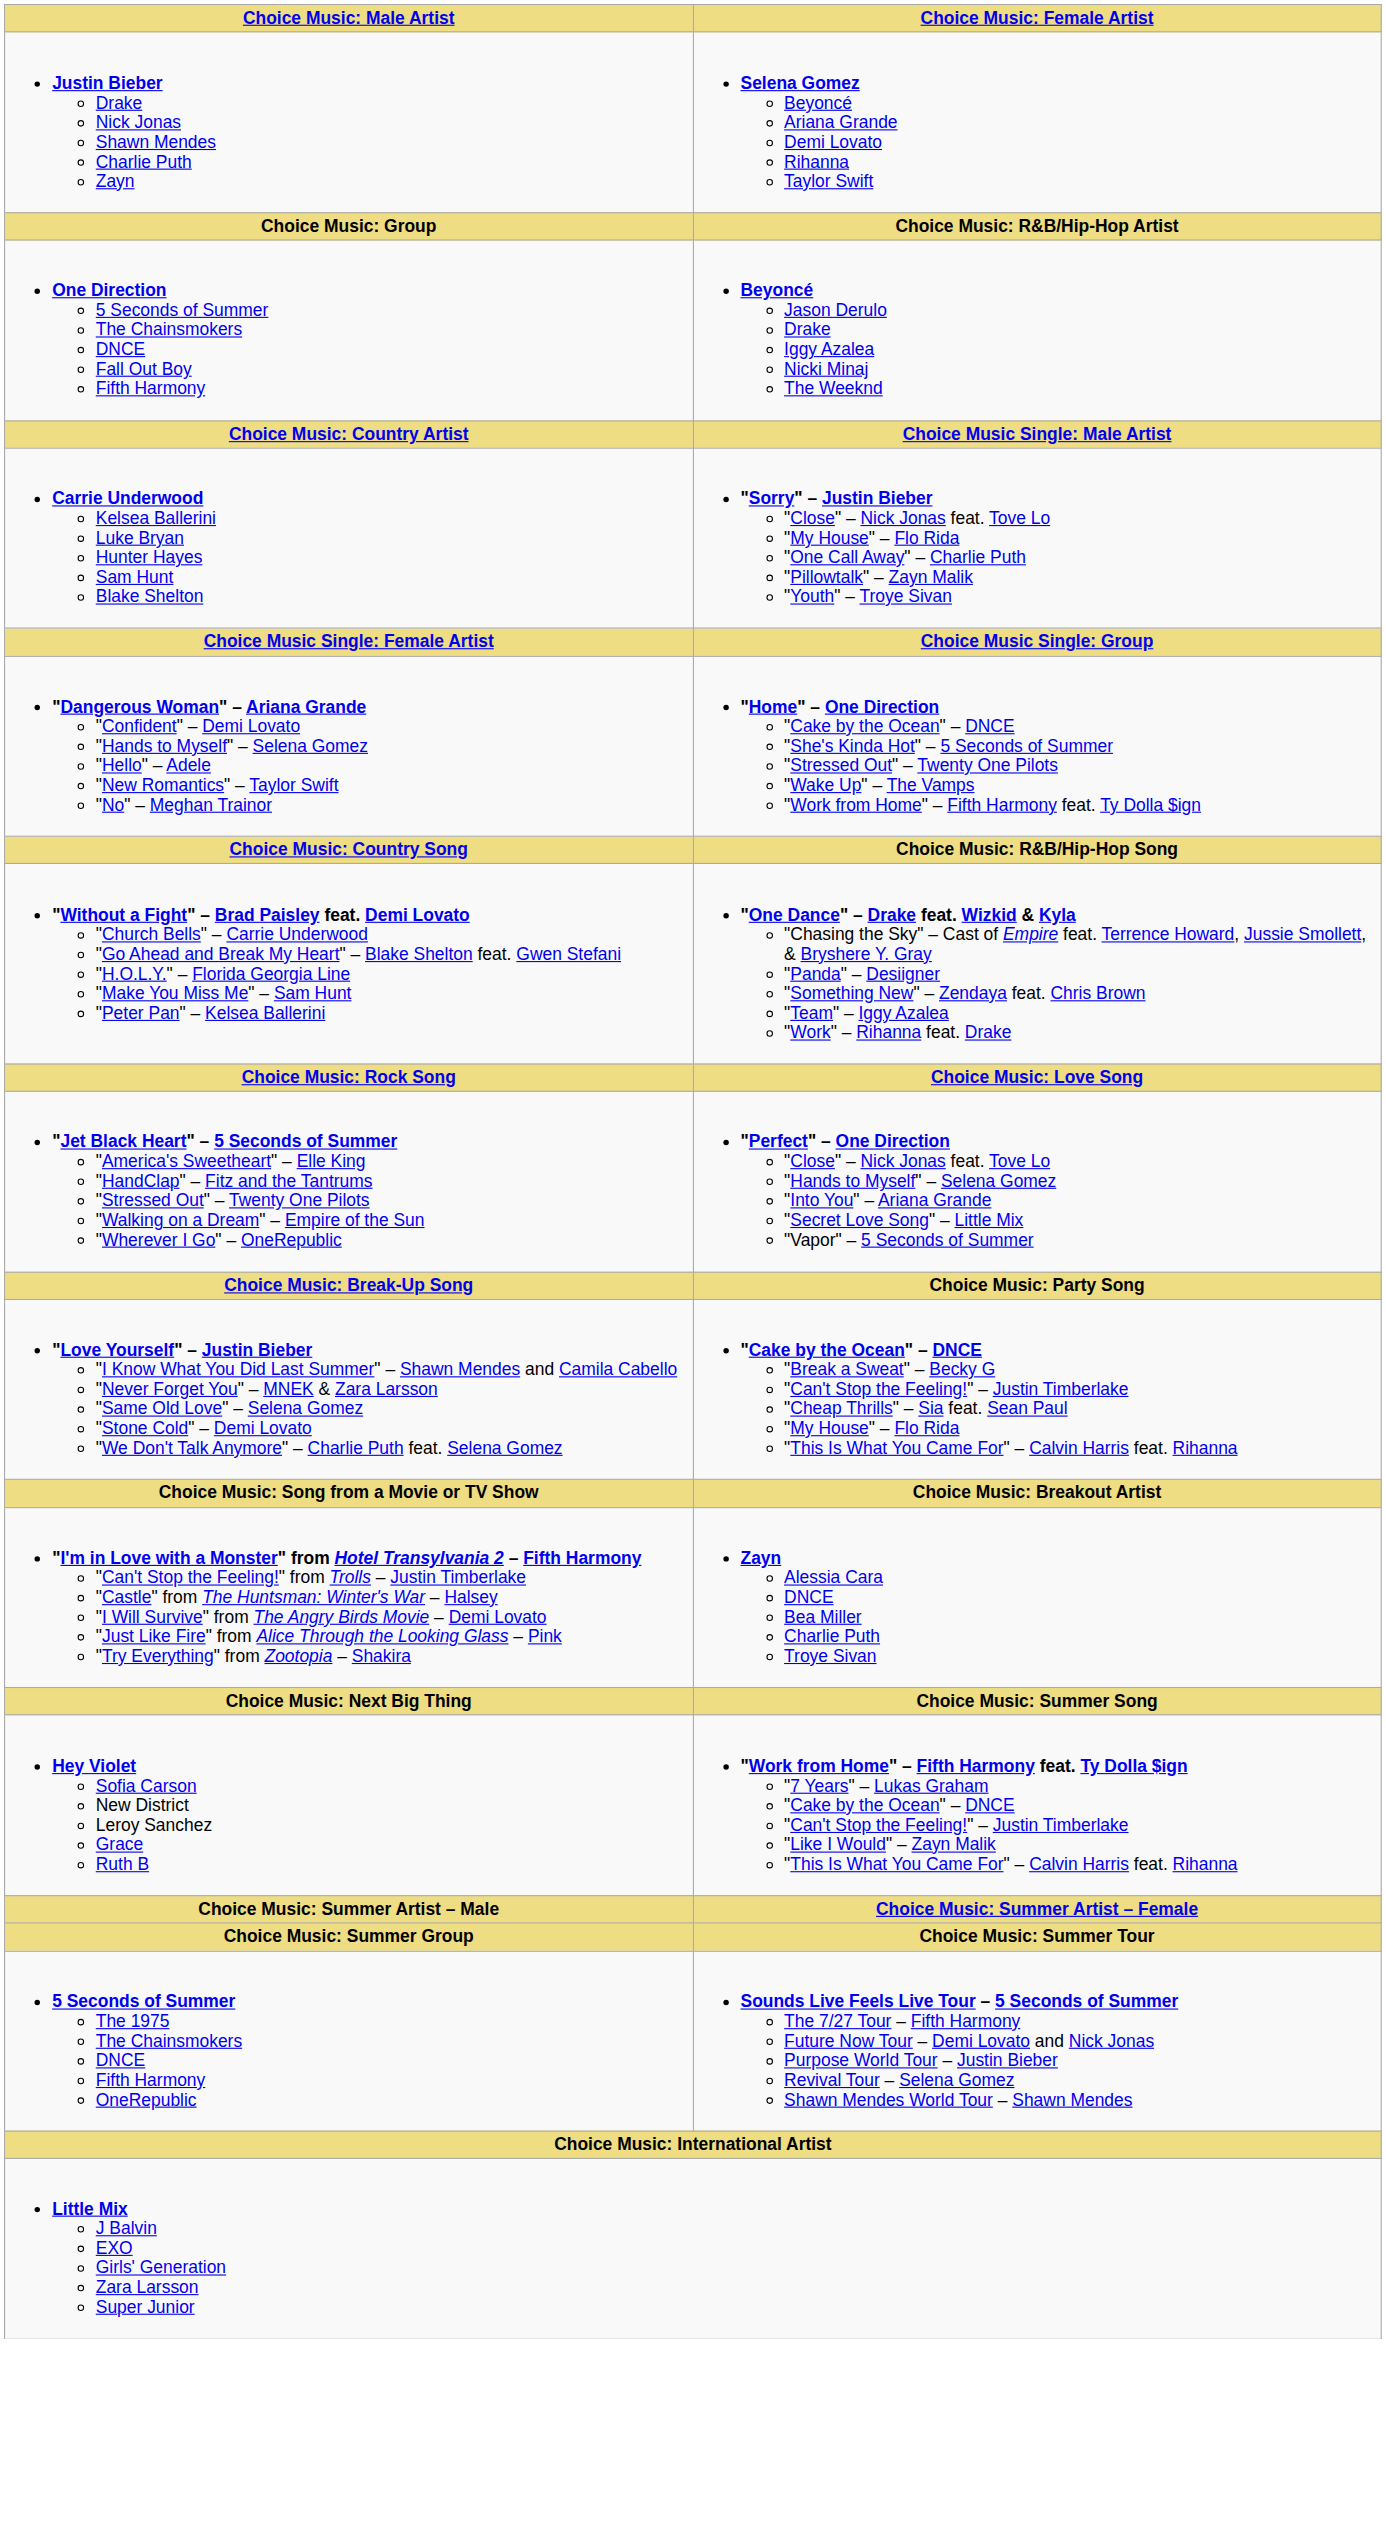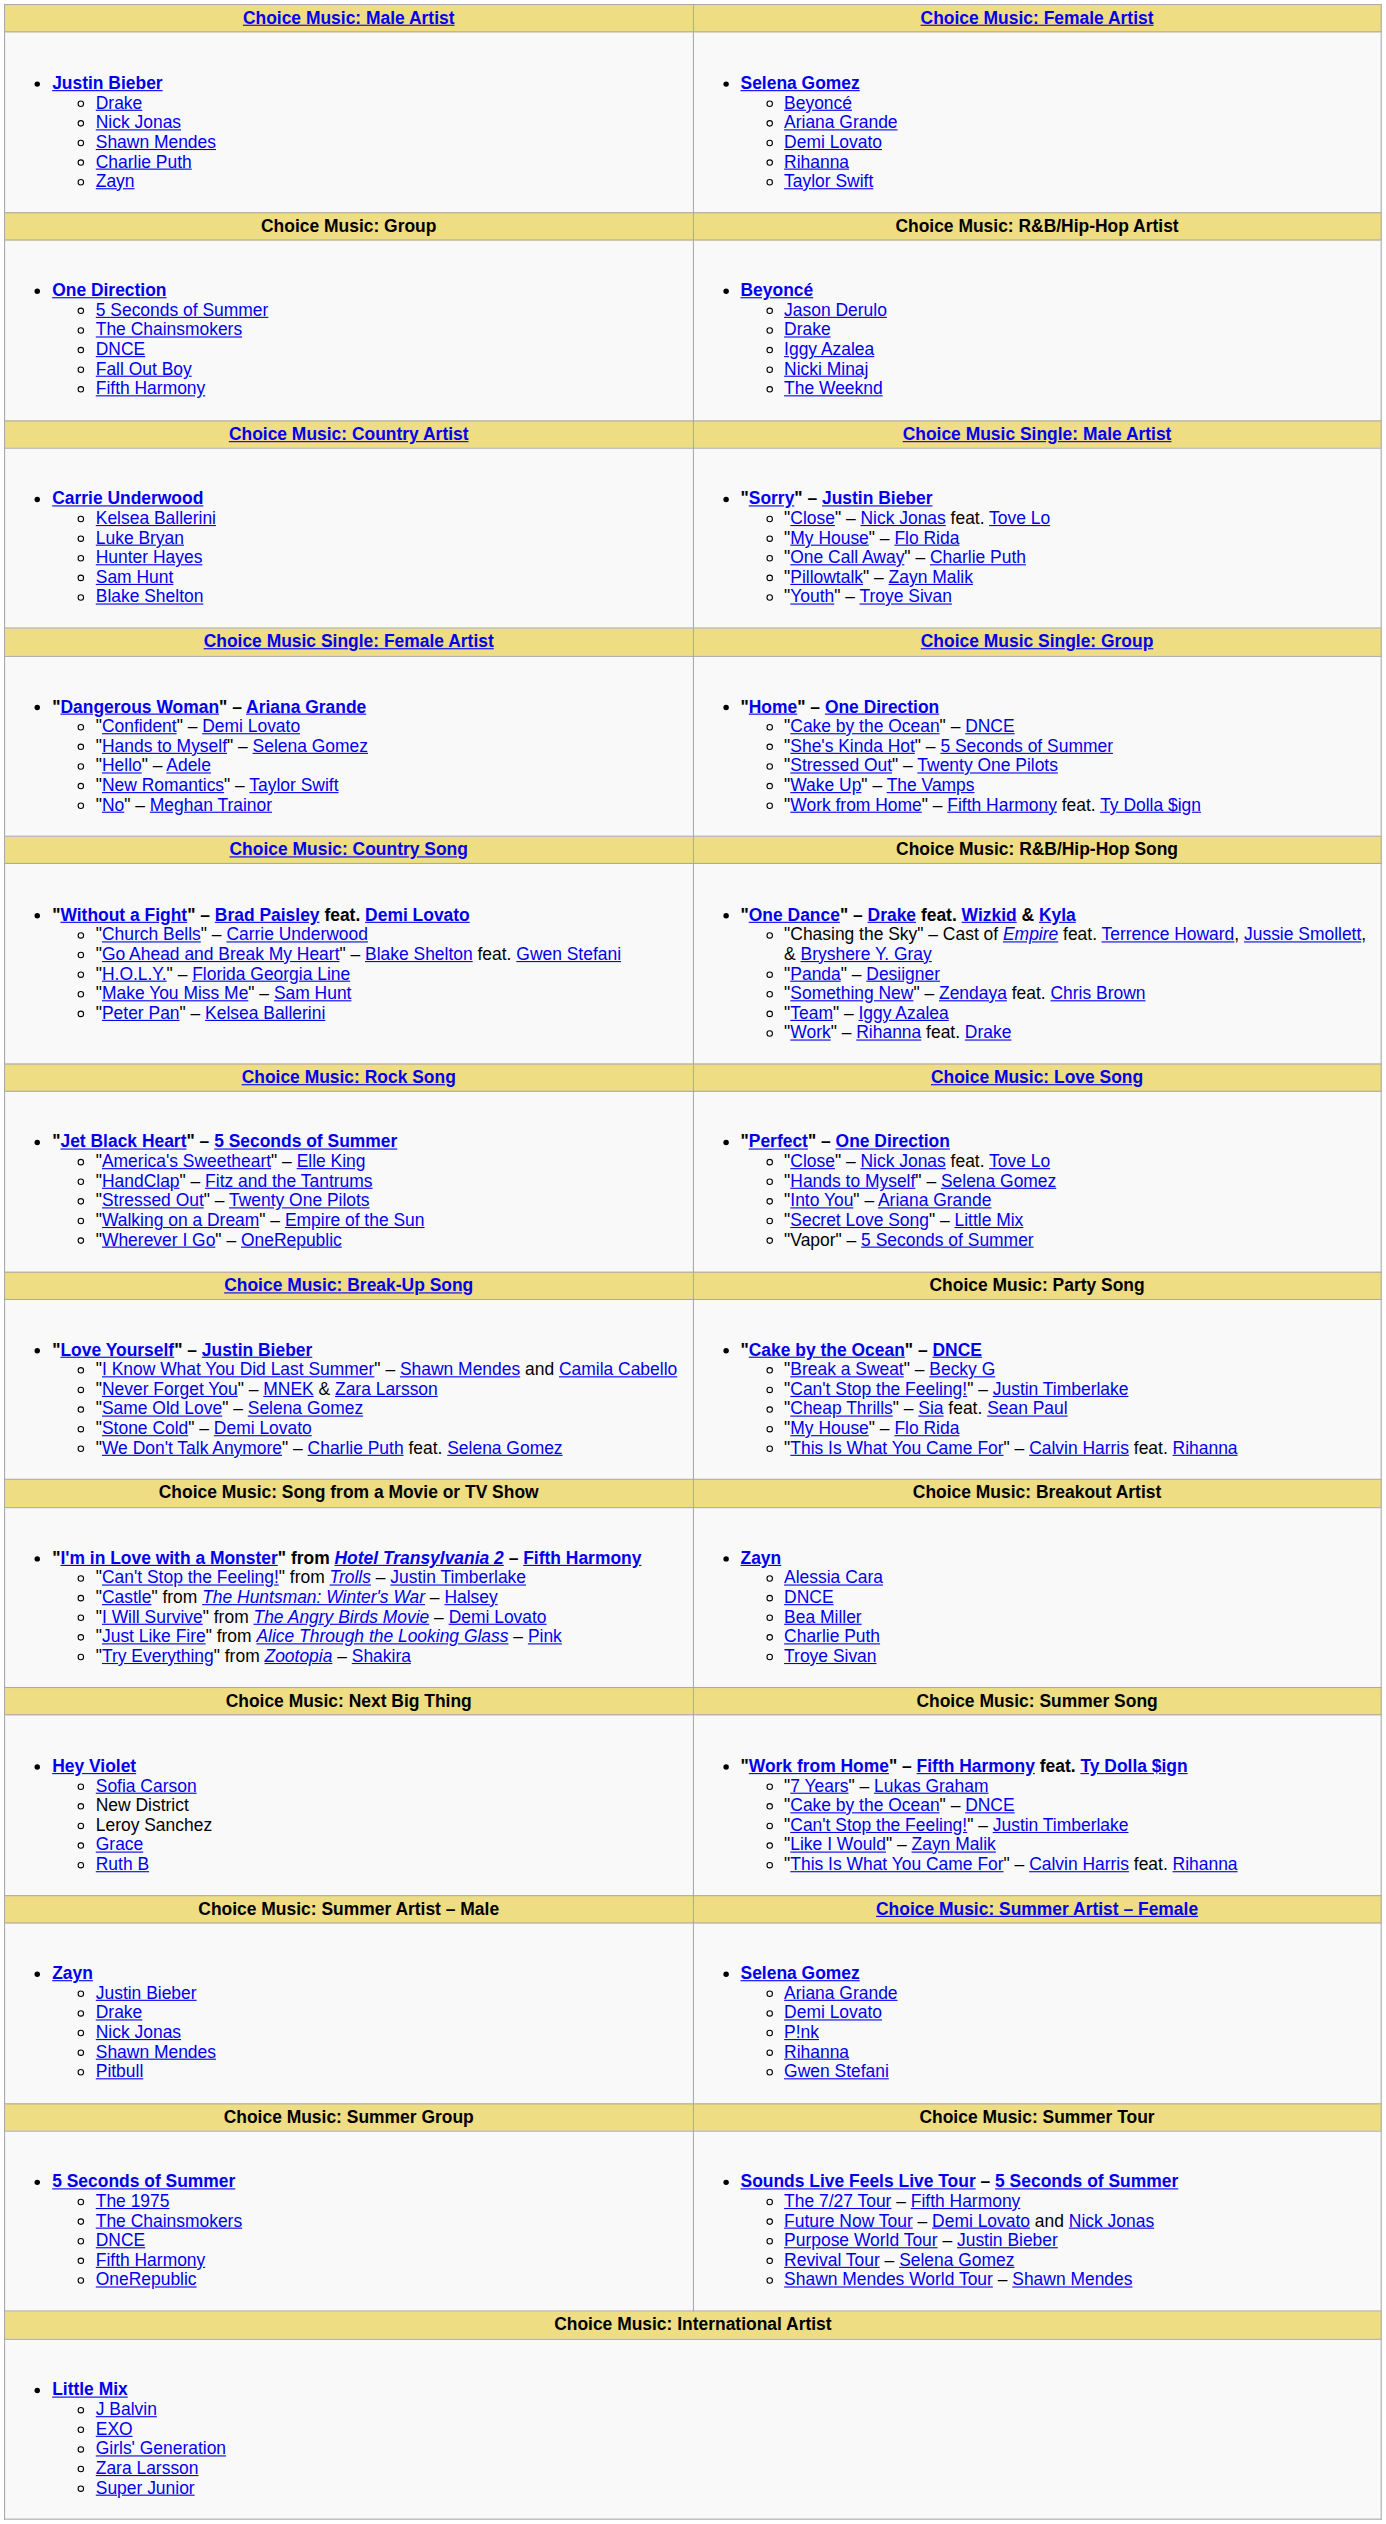+ row: (349, 2023)
